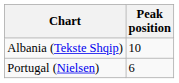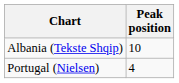(132, 68) 6 -> (132, 68) 4
